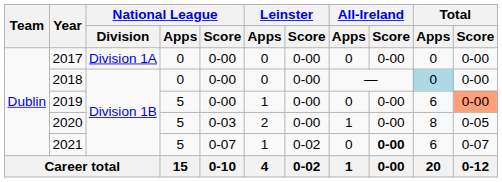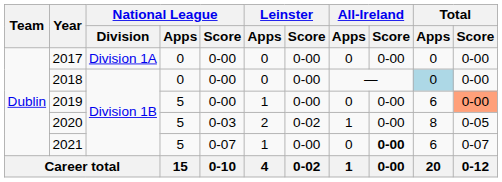(307, 123) 0-00 -> (307, 123) 0-02
(307, 144) 0-02 -> (307, 144) 0-00
